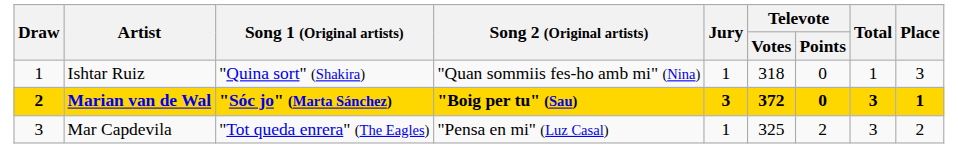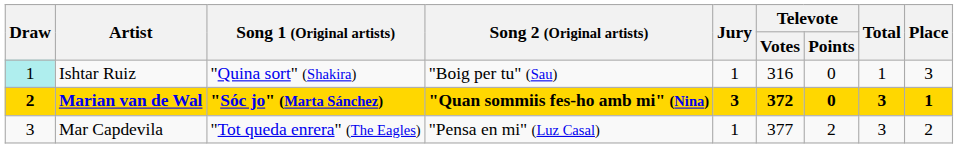(39, 73) no background -> (30, 73) paleturquoise background
(569, 73) "Quan sommiis fes-ho amb mi" (Nina) -> (493, 73) "Boig per tu" (Sau)
(771, 73) 318 -> (780, 73) 316
(507, 101) "Boig per tu" (Sau) -> (569, 101) "Quan sommiis fes-ho amb mi" (Nina)
(771, 128) 325 -> (780, 128) 377
